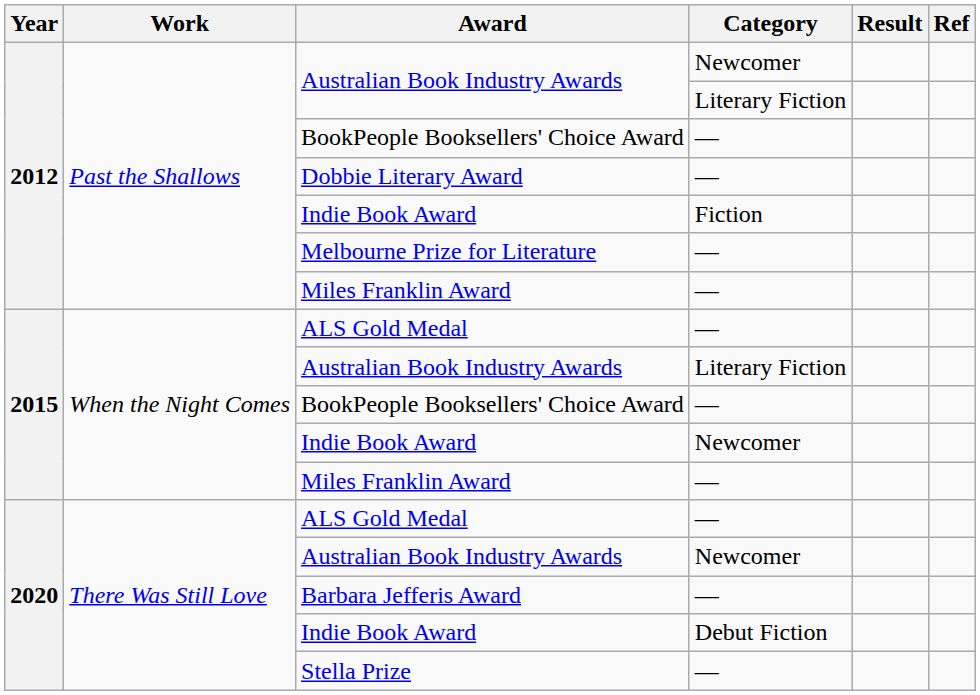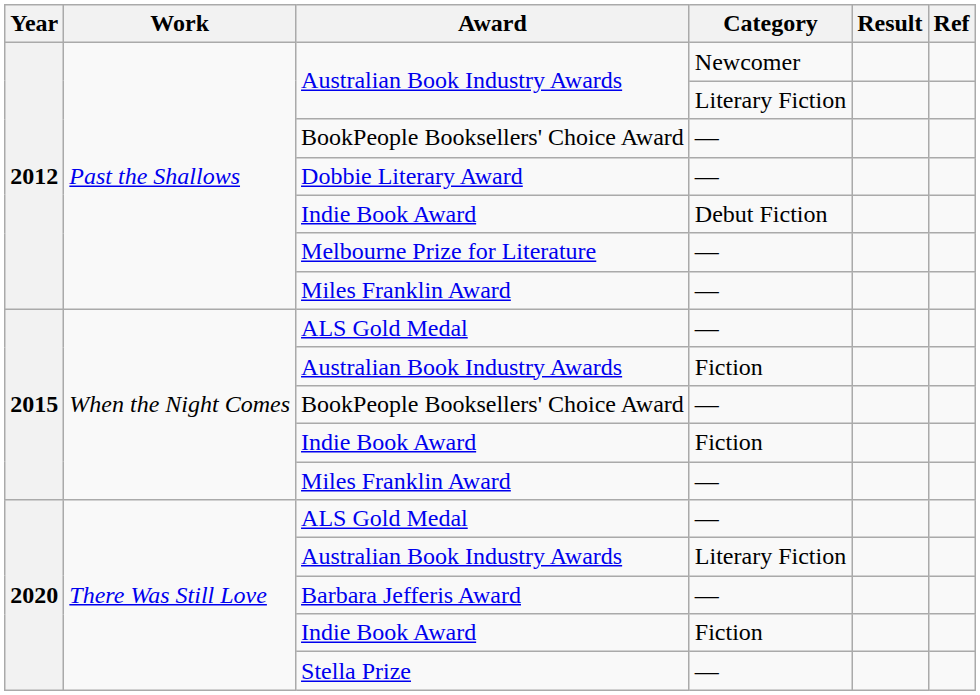(729, 213) Fiction -> (761, 213) Debut Fiction
(770, 366) Literary Fiction -> (729, 366) Fiction
(747, 442) Newcomer -> (729, 442) Fiction
(747, 556) Newcomer -> (770, 556) Literary Fiction
(761, 632) Debut Fiction -> (729, 632) Fiction
